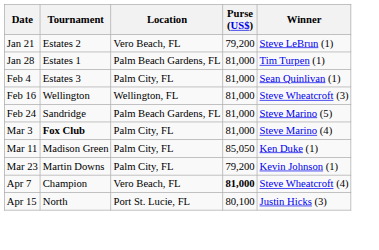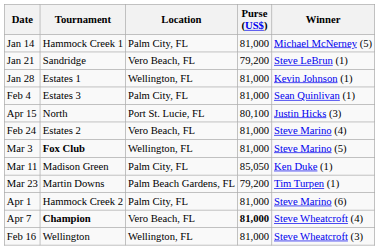+ row: (21, 43)
(62, 43) Estates 2 -> (64, 61) Sandridge
(167, 61) Palm Beach Gardens, FL -> (160, 78) Wellington, FL
(292, 61) Tim Turpen (1) -> (313, 78) Kevin Johnson (1)
rows swapped: (21, 96) <-> (22, 201)
(64, 113) Sandridge -> (62, 131) Estates 2
(167, 113) Palm Beach Gardens, FL -> (162, 131) Vero Beach, FL
(296, 113) Steve Marino (5) -> (310, 131) Steve Marino (4)
(143, 131) Palm City, FL -> (160, 148) Wellington, FL
(296, 131) Steve Marino (4) -> (310, 148) Steve Marino (5)
(143, 166) Palm City, FL -> (181, 183) Palm Beach Gardens, FL
(299, 166) Kevin Johnson (1) -> (307, 183) Tim Turpen (1)
+ row: (19, 201)
(65, 183) normal -> (67, 219) bold
